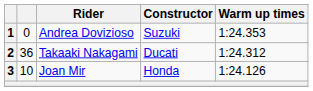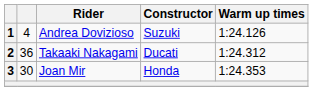(27, 33) 0 -> (27, 33) 4
(242, 33) 1:24.353 -> (242, 33) 1:24.126
(27, 71) 10 -> (27, 71) 30
(242, 71) 1:24.126 -> (242, 71) 1:24.353
